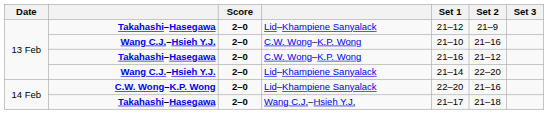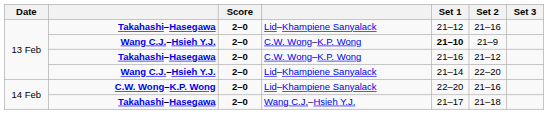(488, 27) 21–9 -> (488, 27) 21–16
(450, 42) normal -> (450, 42) bold
(488, 42) 21–16 -> (488, 42) 21–9
